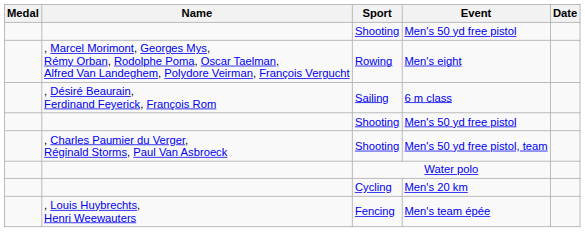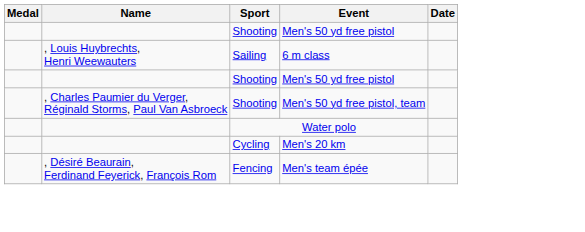- row: (374, 62)
(130, 98) , Désiré Beaurain, Ferdinand Feyerick, François Rom -> (92, 55) , Louis Huybrechts, Henri Weewauters
(92, 212) , Louis Huybrechts, Henri Weewauters -> (130, 169) , Désiré Beaurain, Ferdinand Feyerick, François Rom
